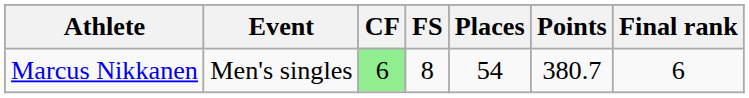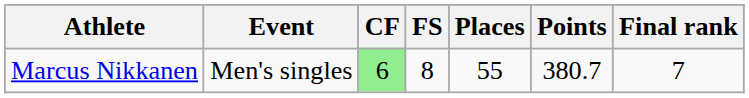(490, 69) 54 -> (490, 69) 55
(678, 69) 6 -> (678, 69) 7
